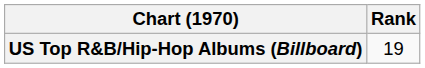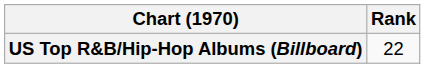(393, 48) 19 -> (393, 48) 22
